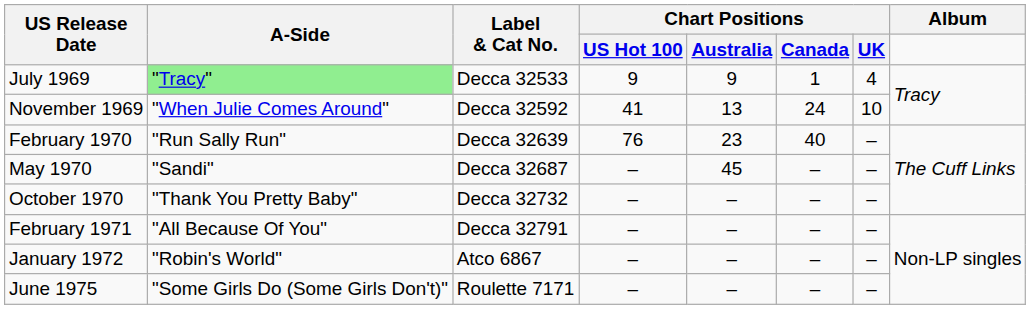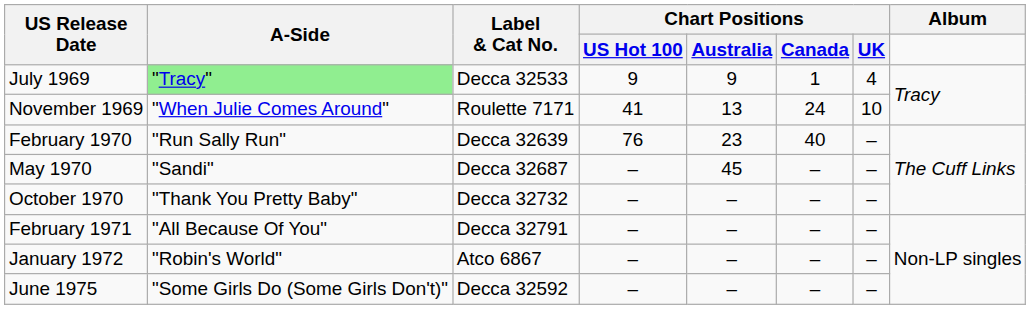(512, 109) Decca 32592 -> (516, 109) Roulette 7171
(516, 288) Roulette 7171 -> (512, 288) Decca 32592
